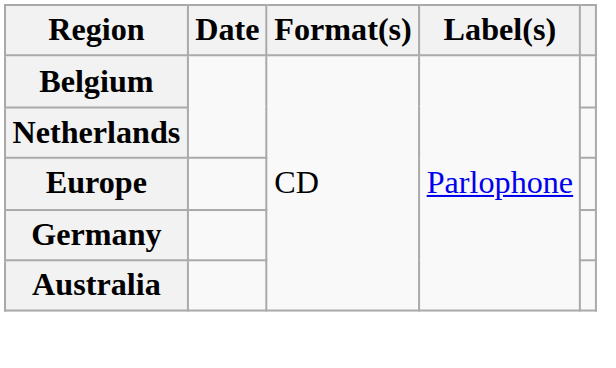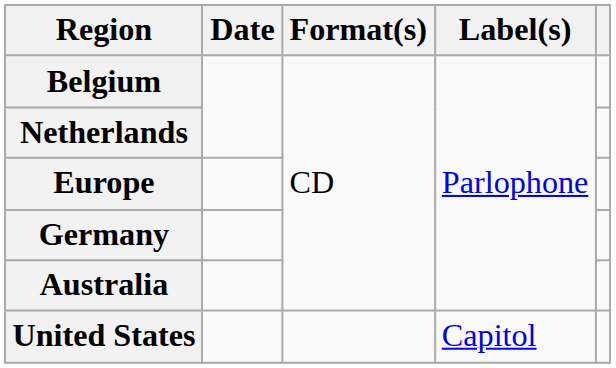+ row: (104, 336)
